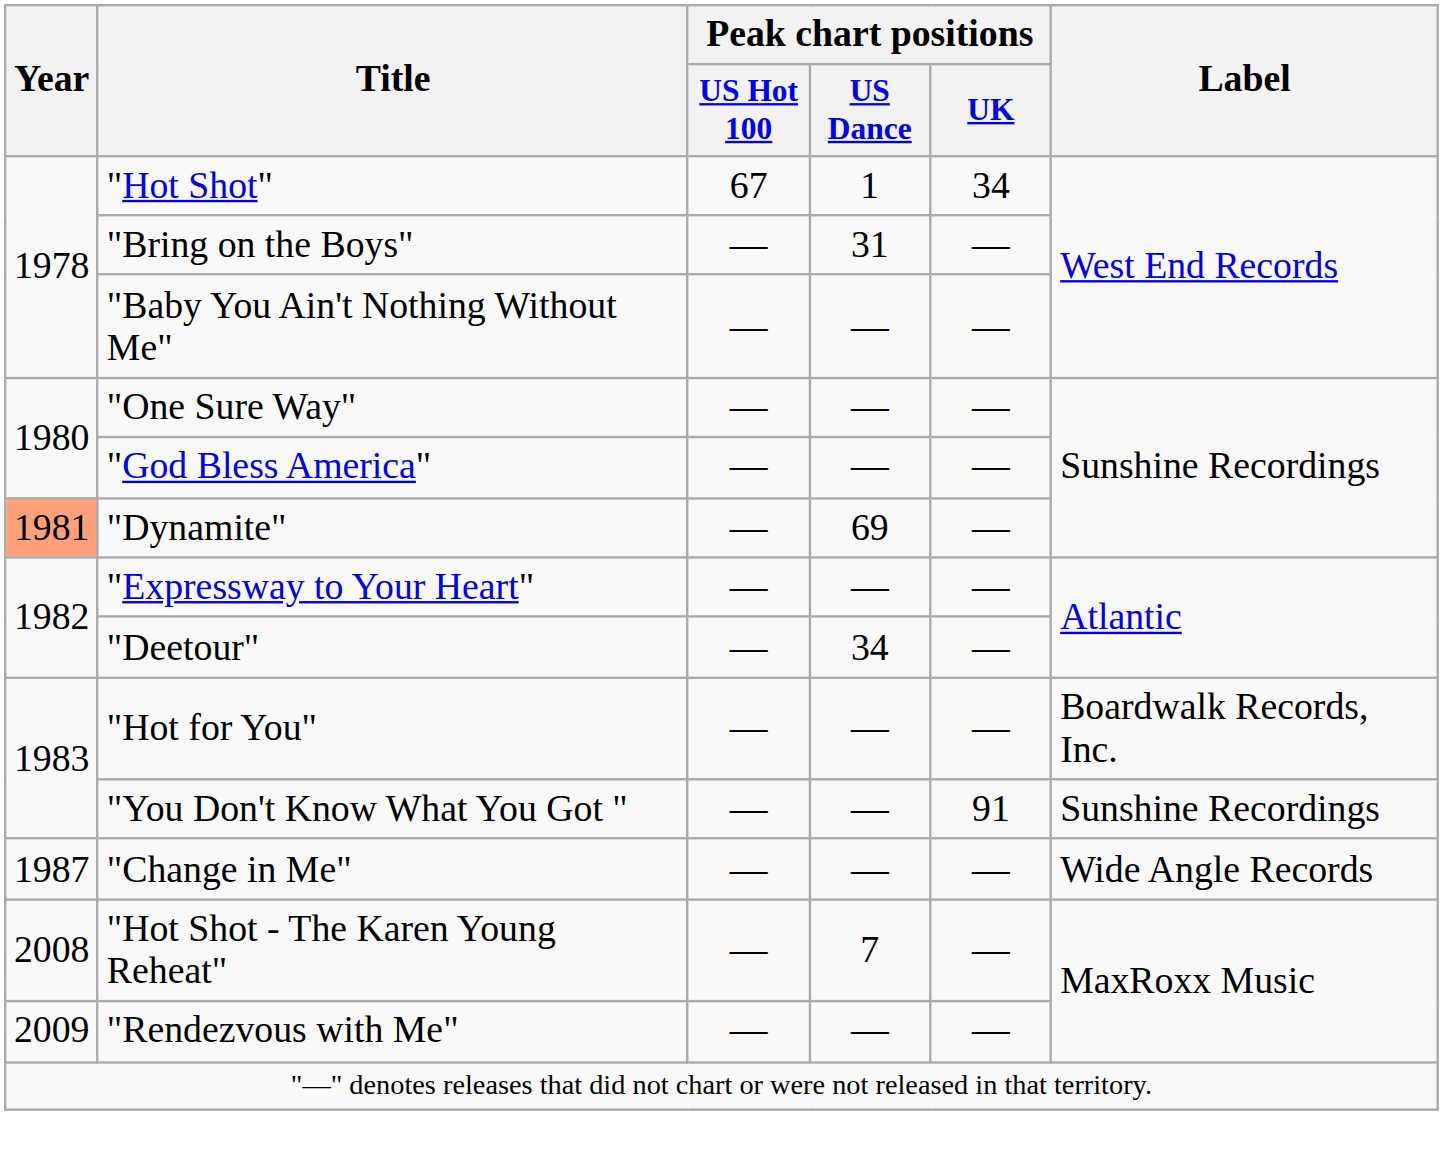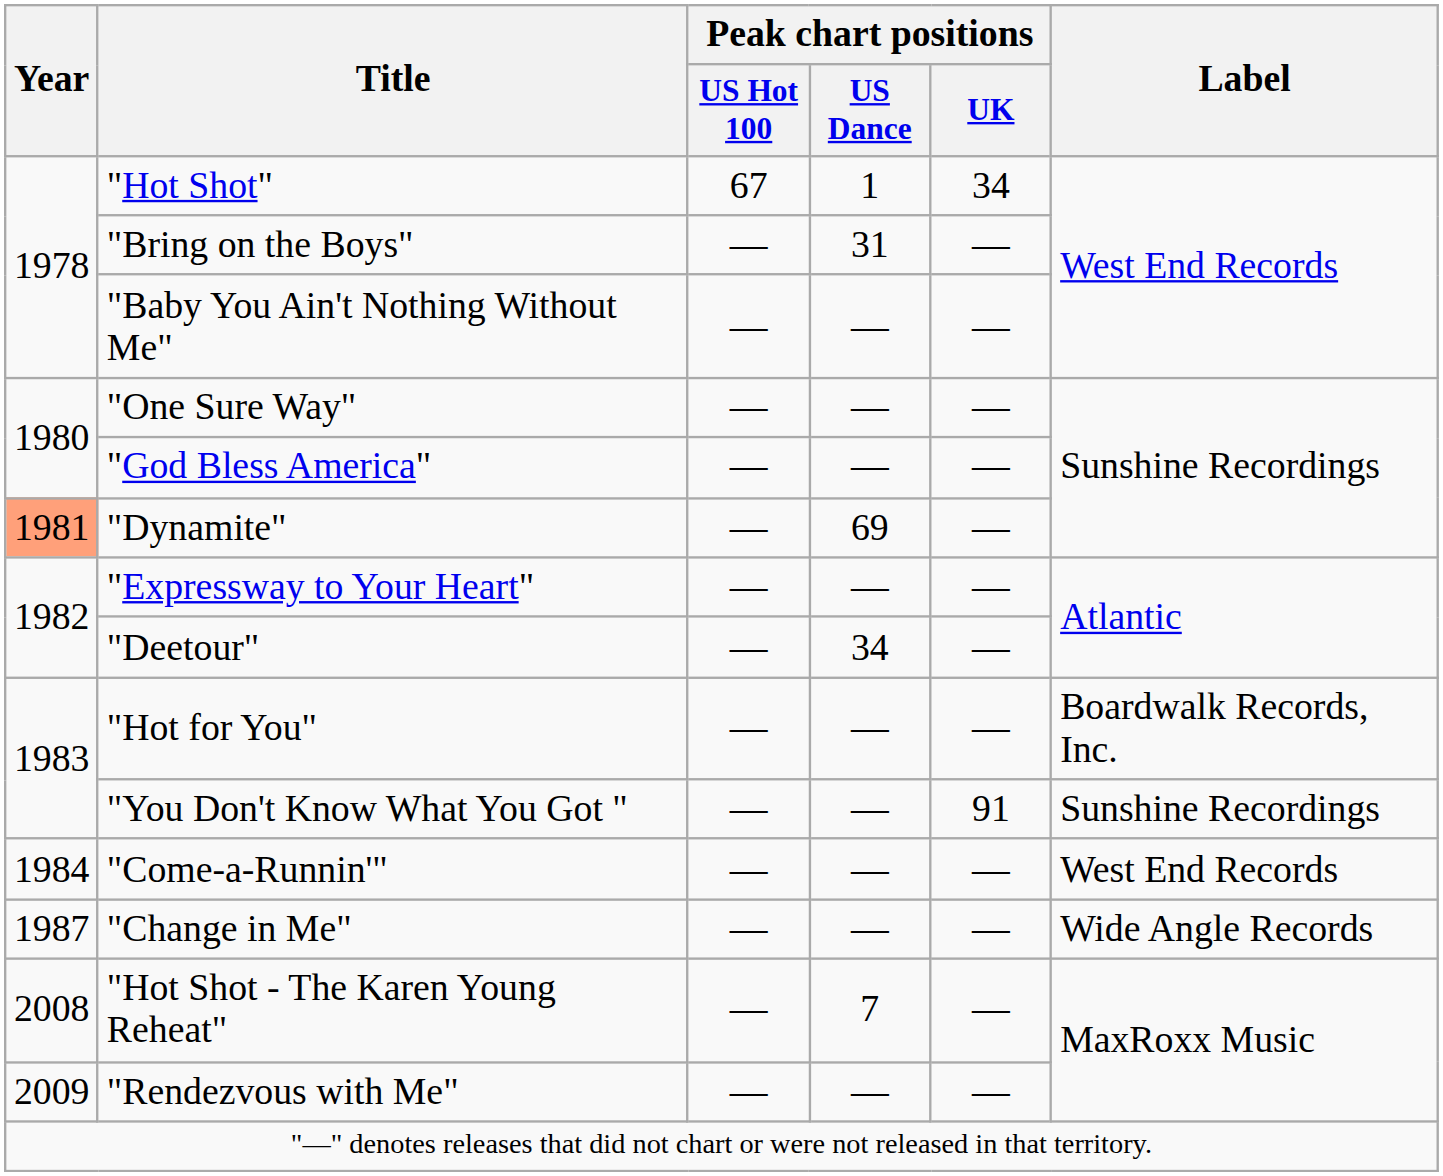+ row: (247, 868)
